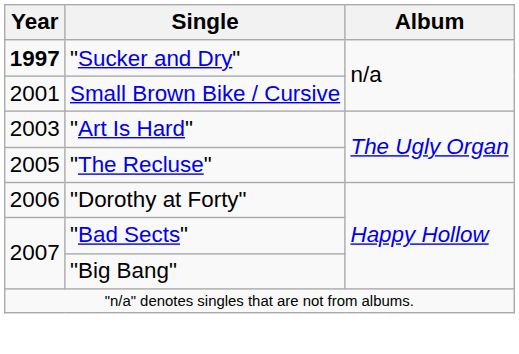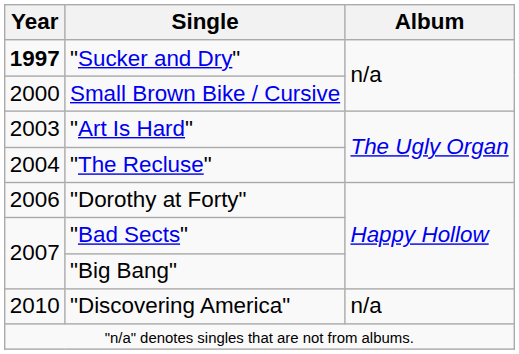(35, 93) 2001 -> (35, 93) 2000
(35, 164) 2005 -> (35, 164) 2004
+ row: (180, 306)
